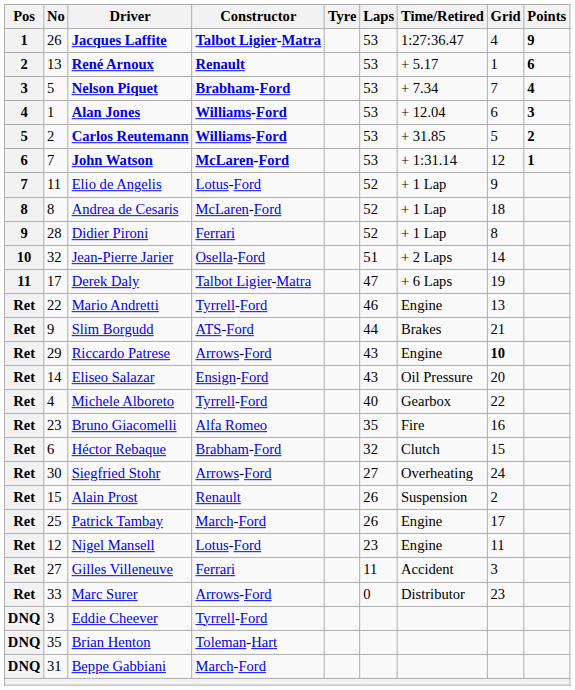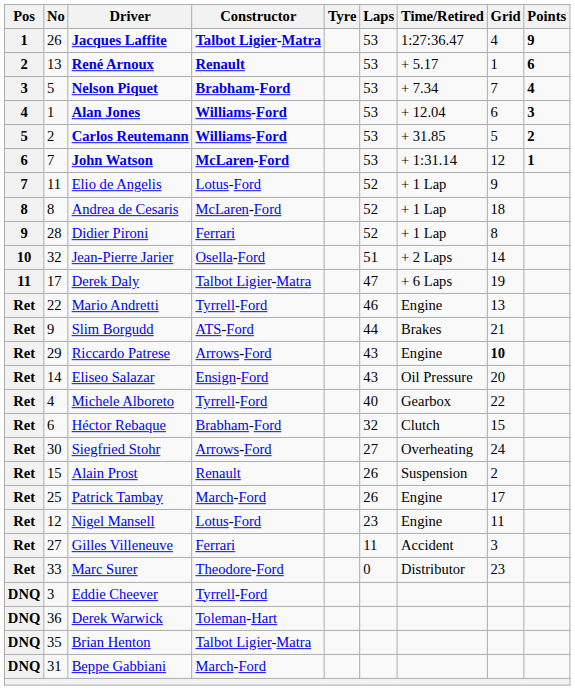- row: (124, 425)
(234, 594) Arrows-Ford -> (240, 570) Theodore-Ford
+ row: (117, 618)
(236, 642) Toleman-Hart -> (253, 642) Talbot Ligier-Matra
